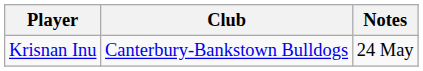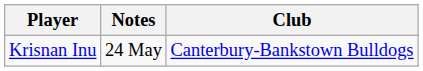columns swapped: (227, 20) <-> (385, 20)
